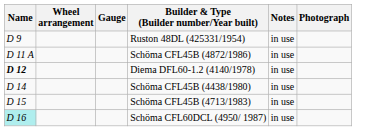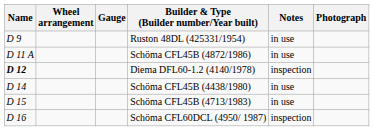(282, 70) in use -> (291, 70) inspection
(16, 117) paleturquoise background -> (16, 117) no background
(282, 117) in use -> (291, 117) inspection
